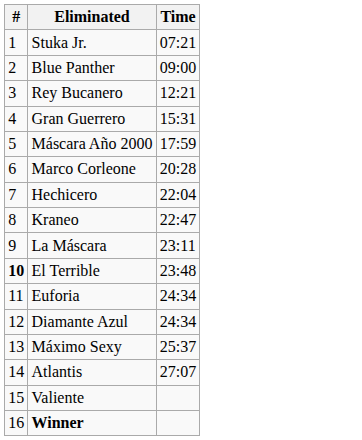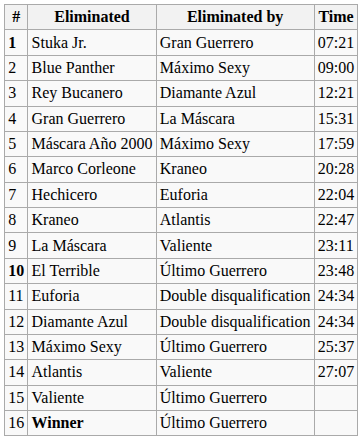+ column: (235, 17)
(12, 42) normal -> (12, 42) bold
